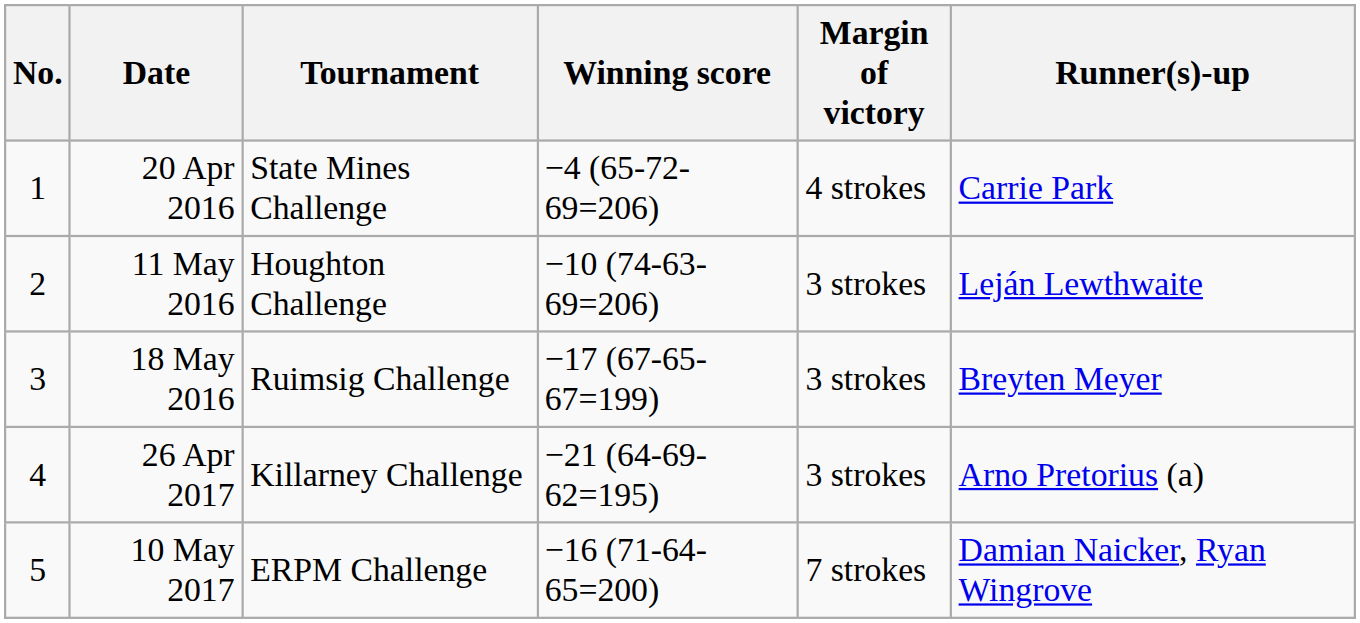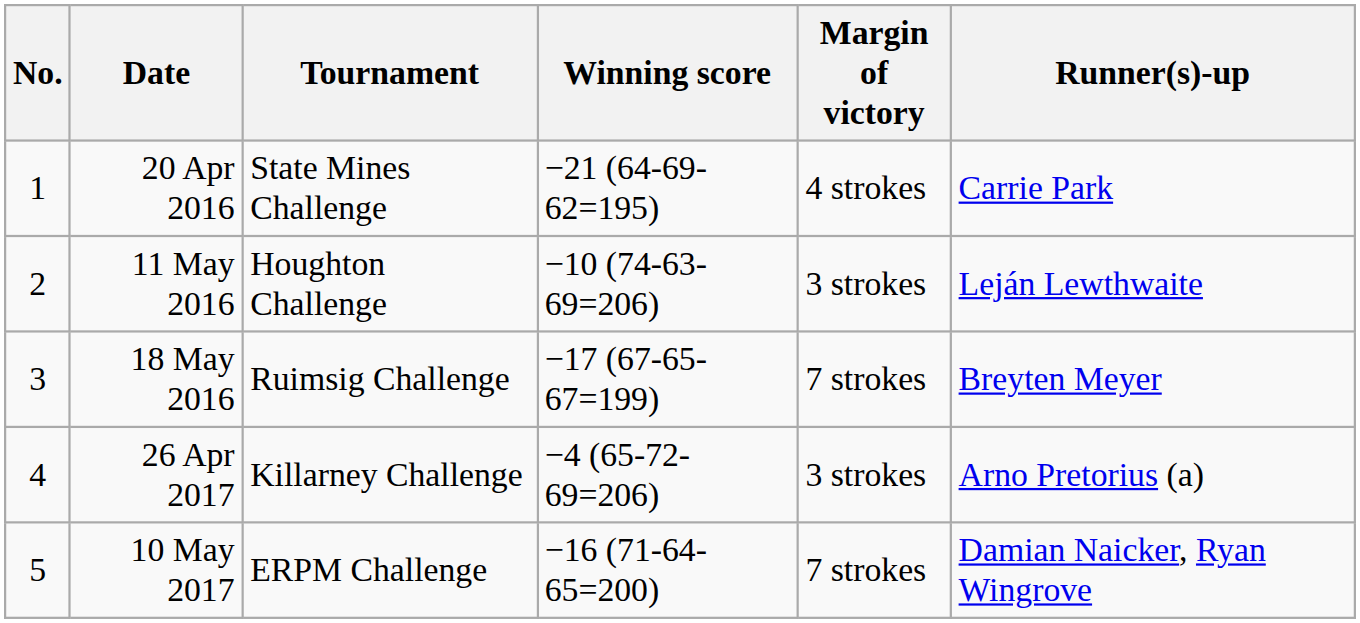(617, 188) −4 (65-72-69=206) -> (626, 188) −21 (64-69-62=195)
(866, 379) 3 strokes -> (866, 379) 7 strokes
(626, 474) −21 (64-69-62=195) -> (617, 474) −4 (65-72-69=206)
